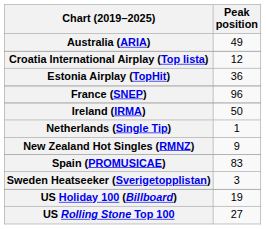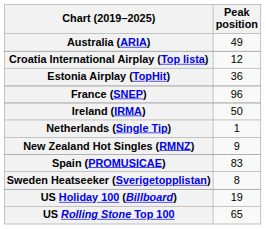(237, 180) 3 -> (237, 180) 8
(237, 215) 27 -> (237, 215) 65
